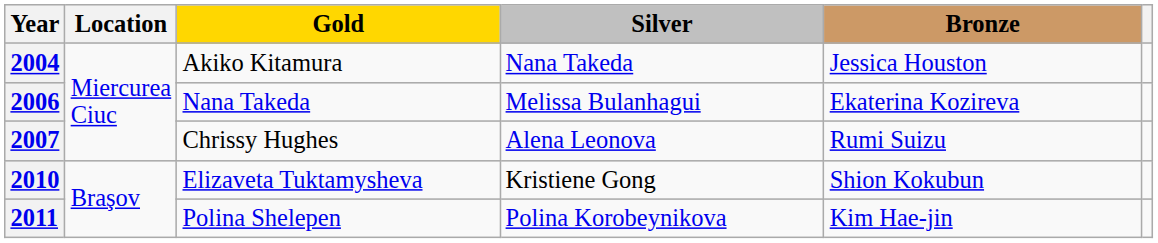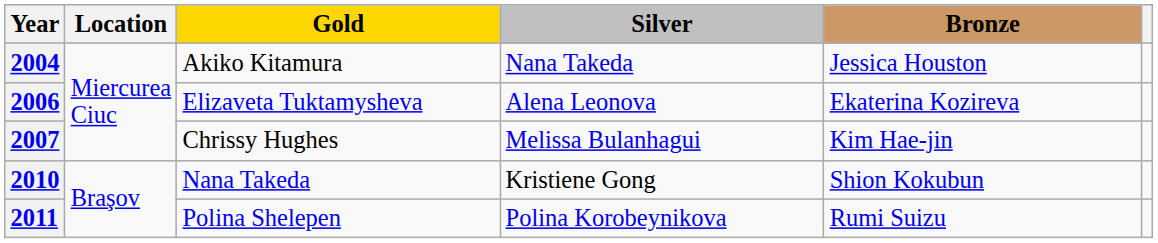(246, 101) Nana Takeda -> (303, 101) Elizaveta Tuktamysheva
(603, 101) Melissa Bulanhagui -> (581, 101) Alena Leonova
(581, 140) Alena Leonova -> (603, 140) Melissa Bulanhagui
(888, 140) Rumi Suizu -> (891, 140) Kim Hae-jin
(303, 179) Elizaveta Tuktamysheva -> (246, 179) Nana Takeda
(891, 218) Kim Hae-jin -> (888, 218) Rumi Suizu
